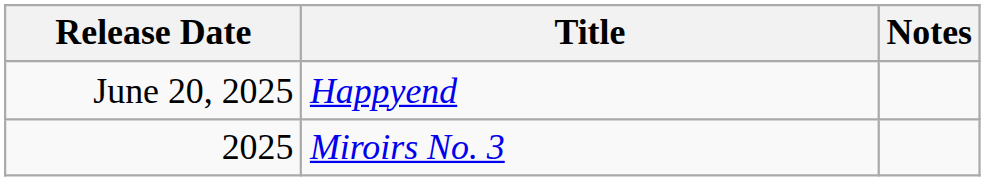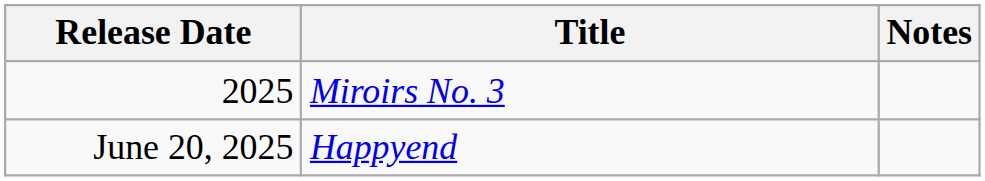rows swapped: (193, 89) <-> (258, 146)
